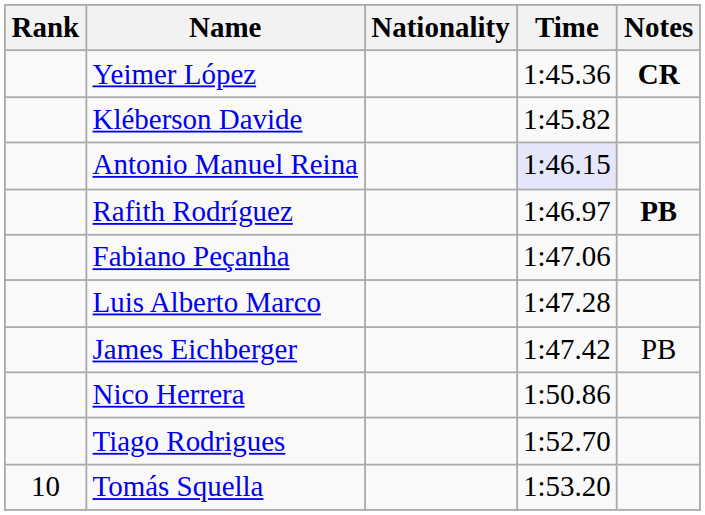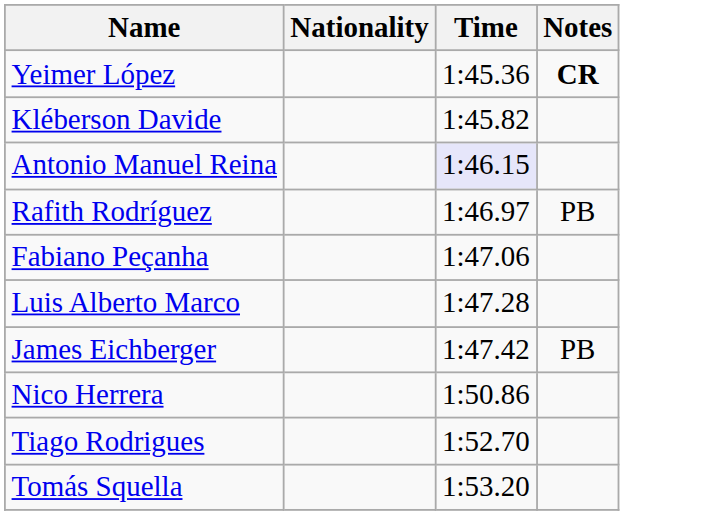- column: (45, 27)
(659, 211) bold -> (578, 211) normal
